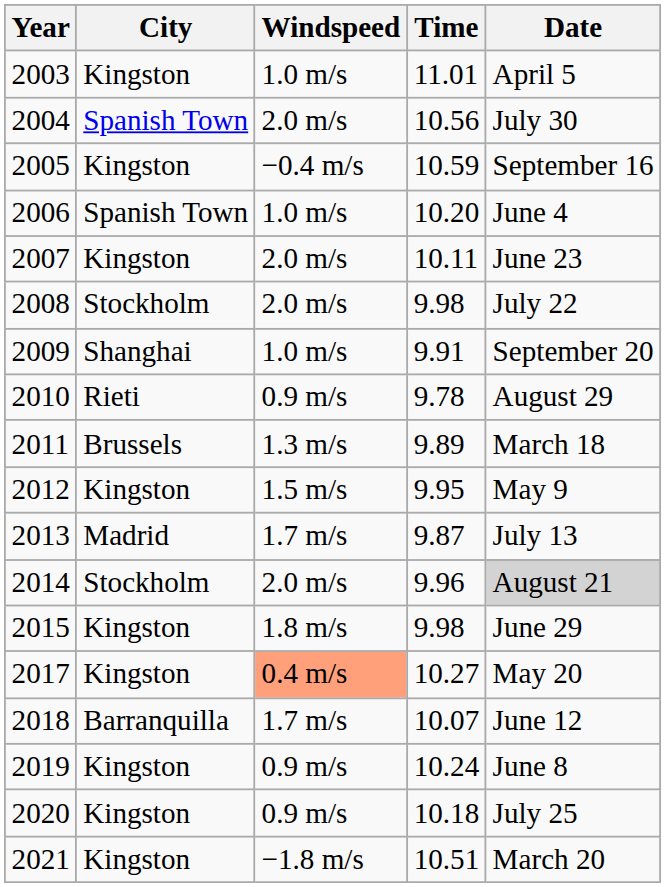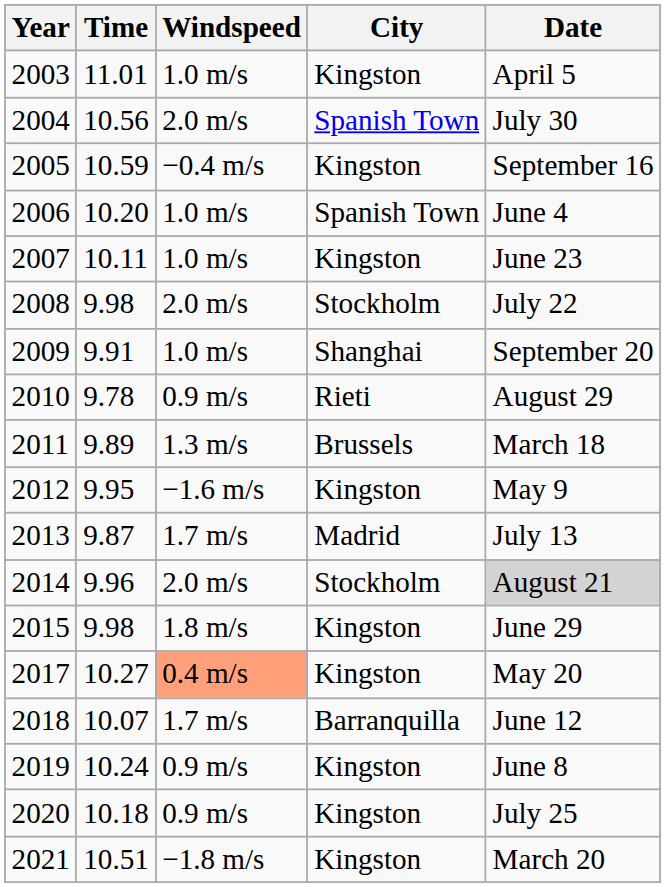columns swapped: (446, 27) <-> (166, 27)
(304, 258) 2.0 m/s -> (205, 258) 1.0 m/s
(304, 489) 1.5 m/s -> (213, 489) −1.6 m/s
